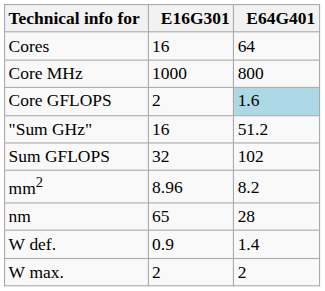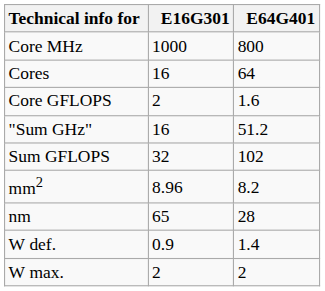rows swapped: (29, 45) <-> (46, 73)
(249, 101) lightblue background -> (249, 101) no background
